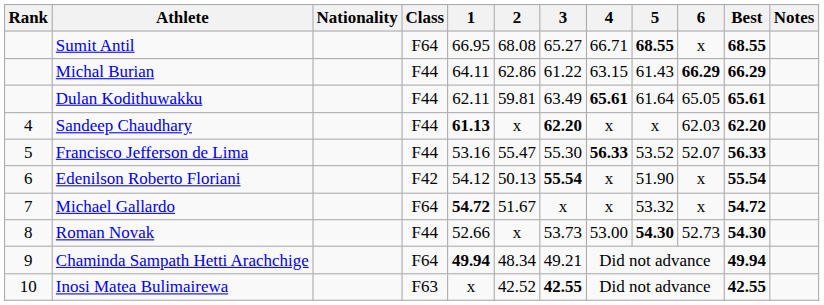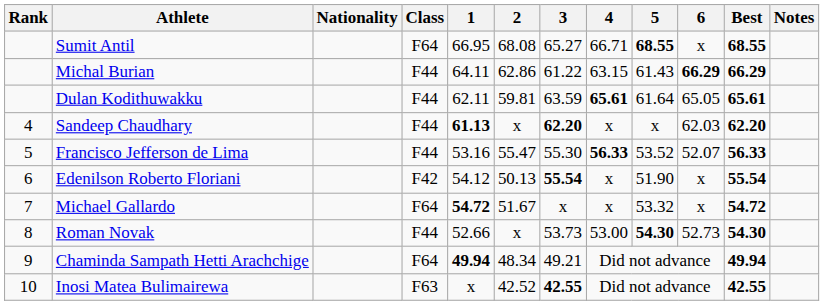(563, 98) 63.49 -> (563, 98) 63.59
